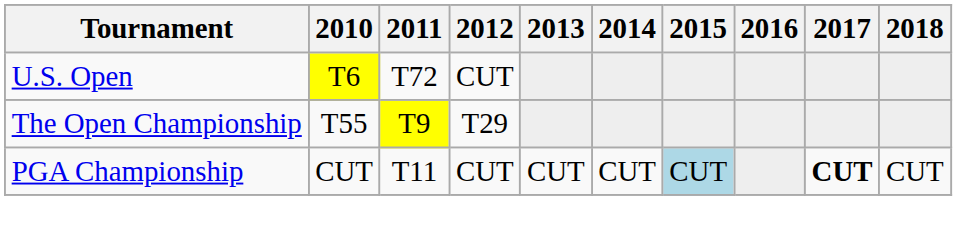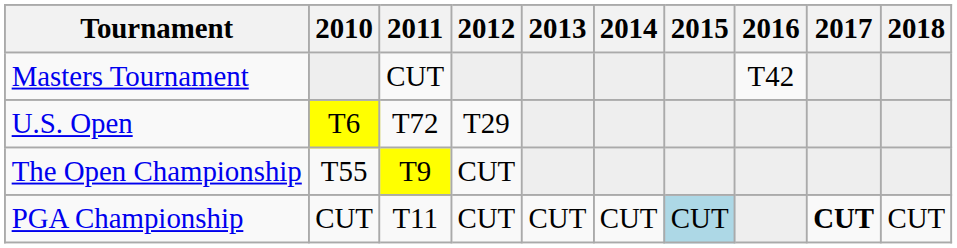+ row: (130, 76)
(485, 76) CUT -> (486, 123) T29
(485, 123) T29 -> (486, 171) CUT
